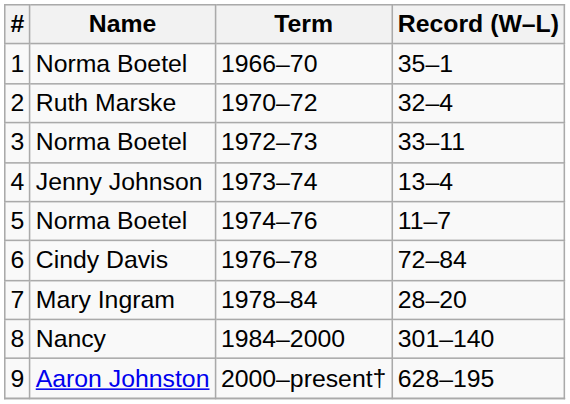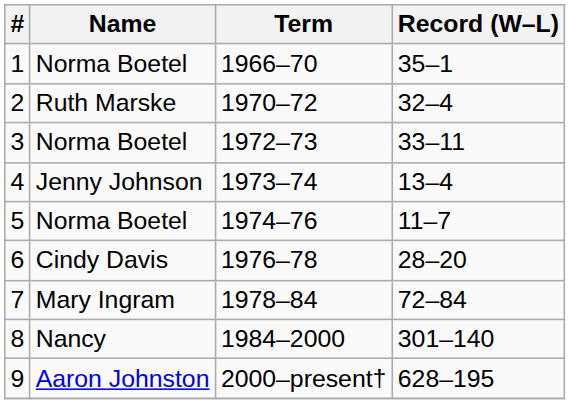(432, 260) 72–84 -> (432, 260) 28–20
(432, 299) 28–20 -> (432, 299) 72–84
